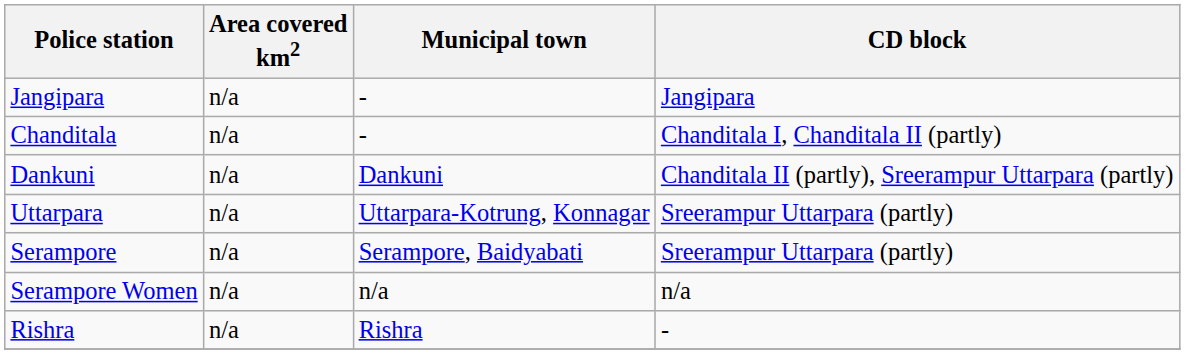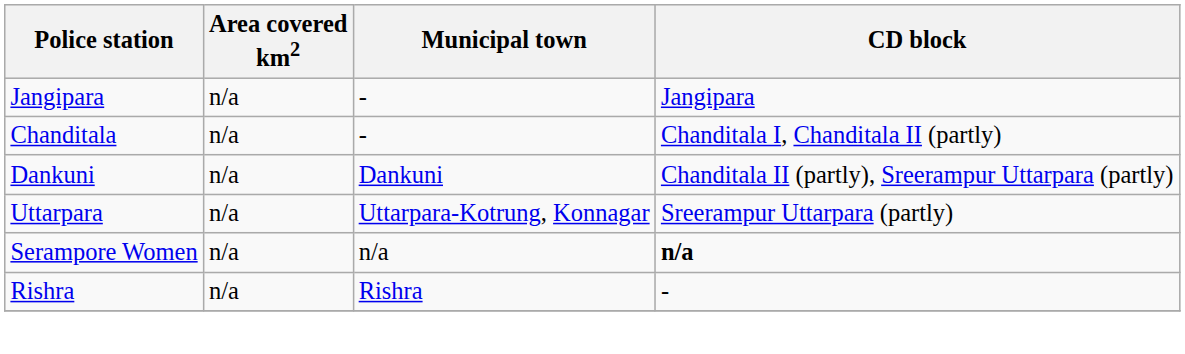- row: (63, 252)
(676, 291) normal -> (677, 252) bold
